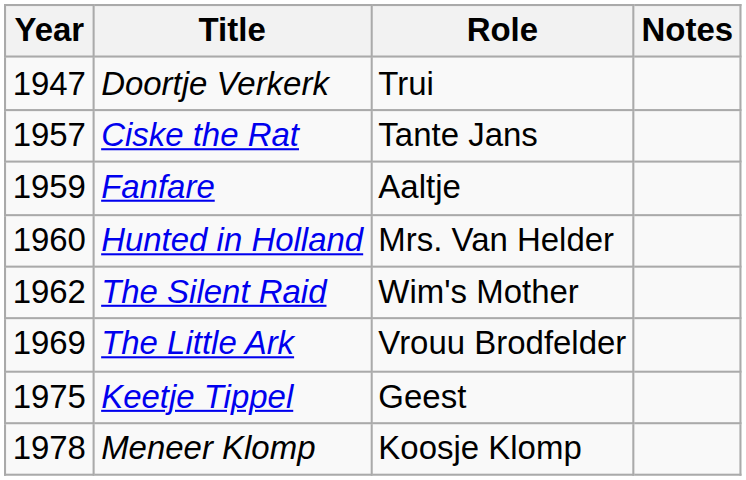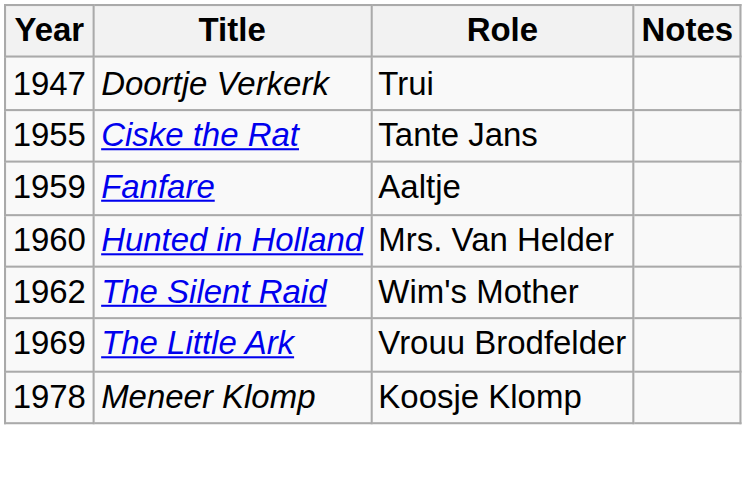(49, 135) 1957 -> (49, 135) 1955
- row: (197, 396)
